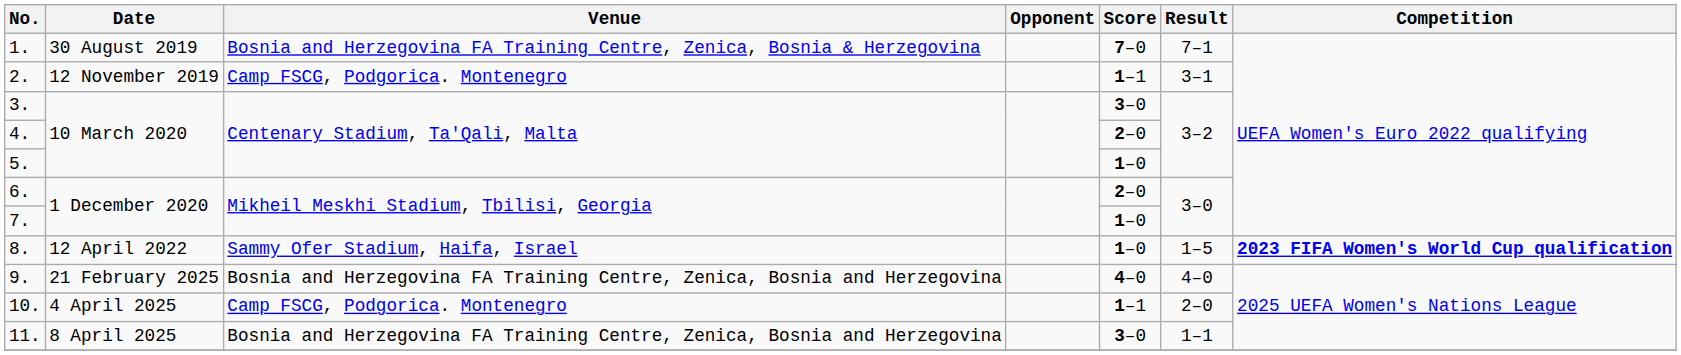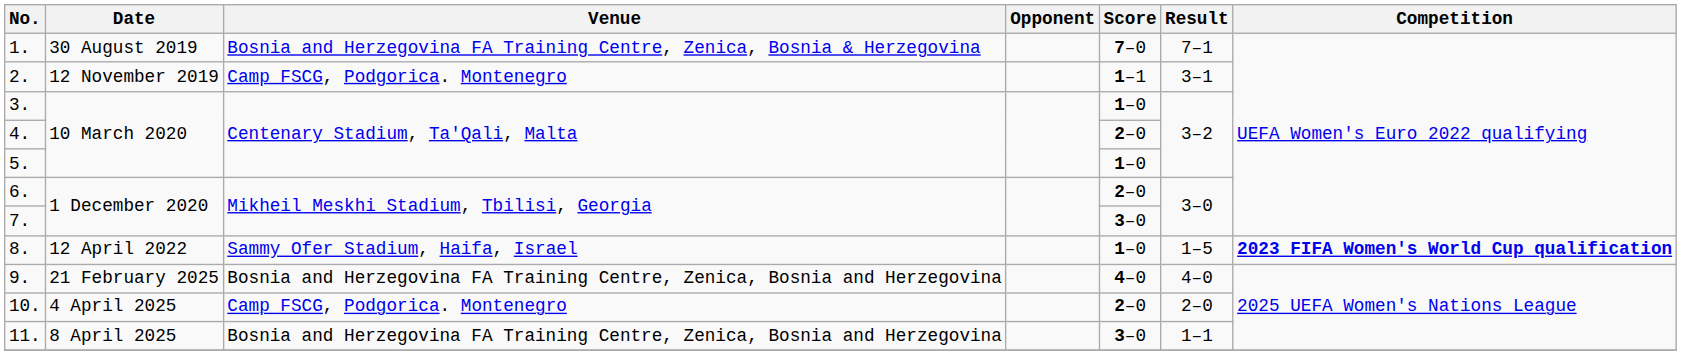(1130, 106) 3–0 -> (1130, 106) 1–0
(1130, 221) 1–0 -> (1130, 221) 3–0
(1130, 307) 1–1 -> (1130, 307) 2–0
